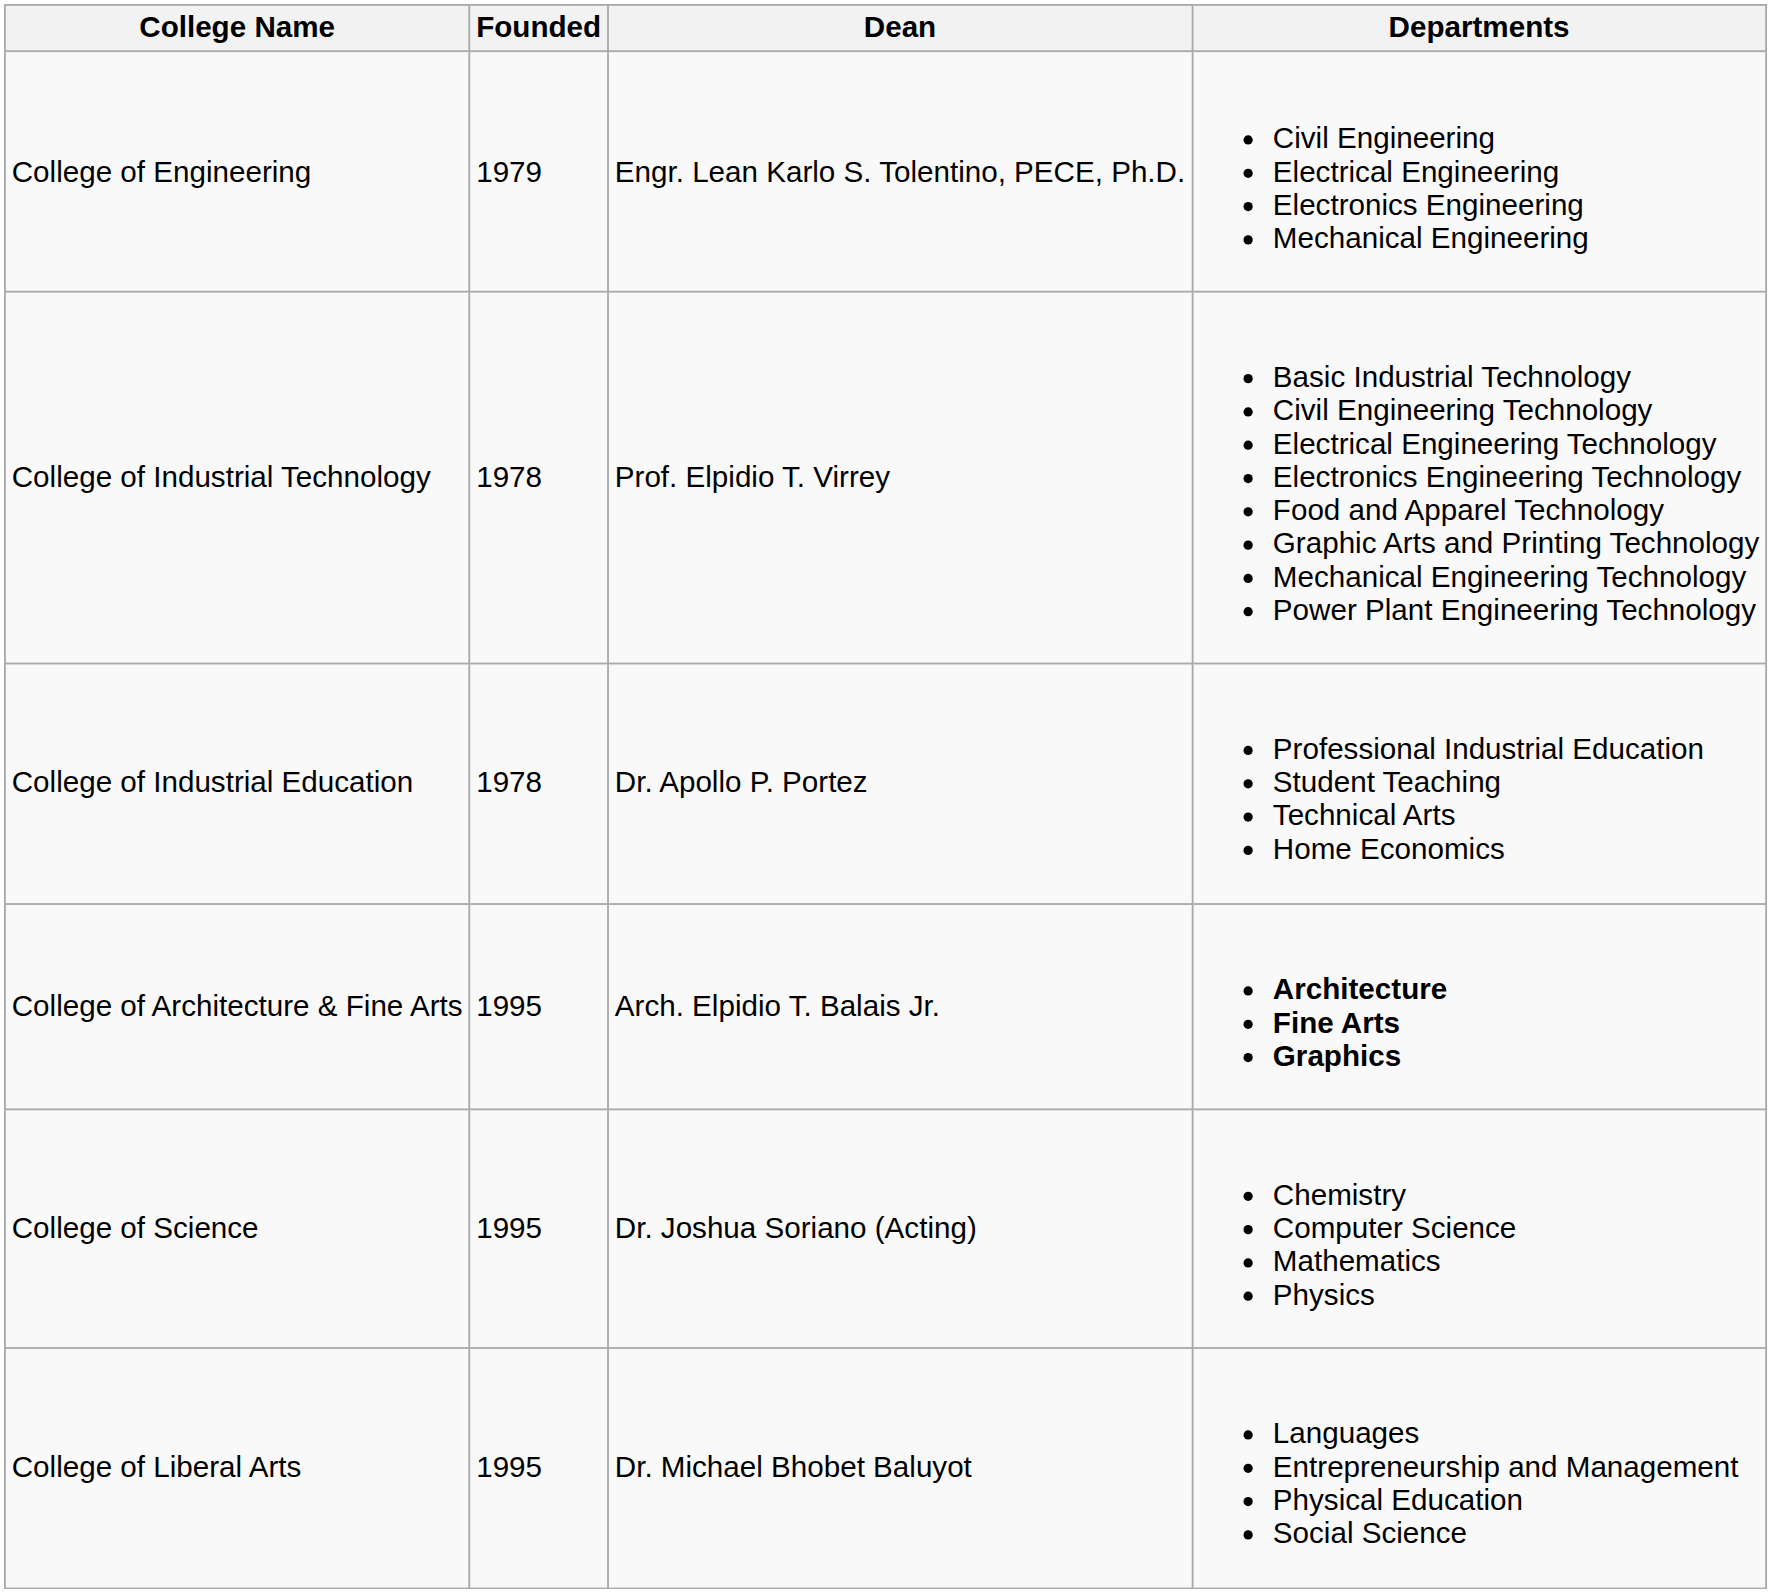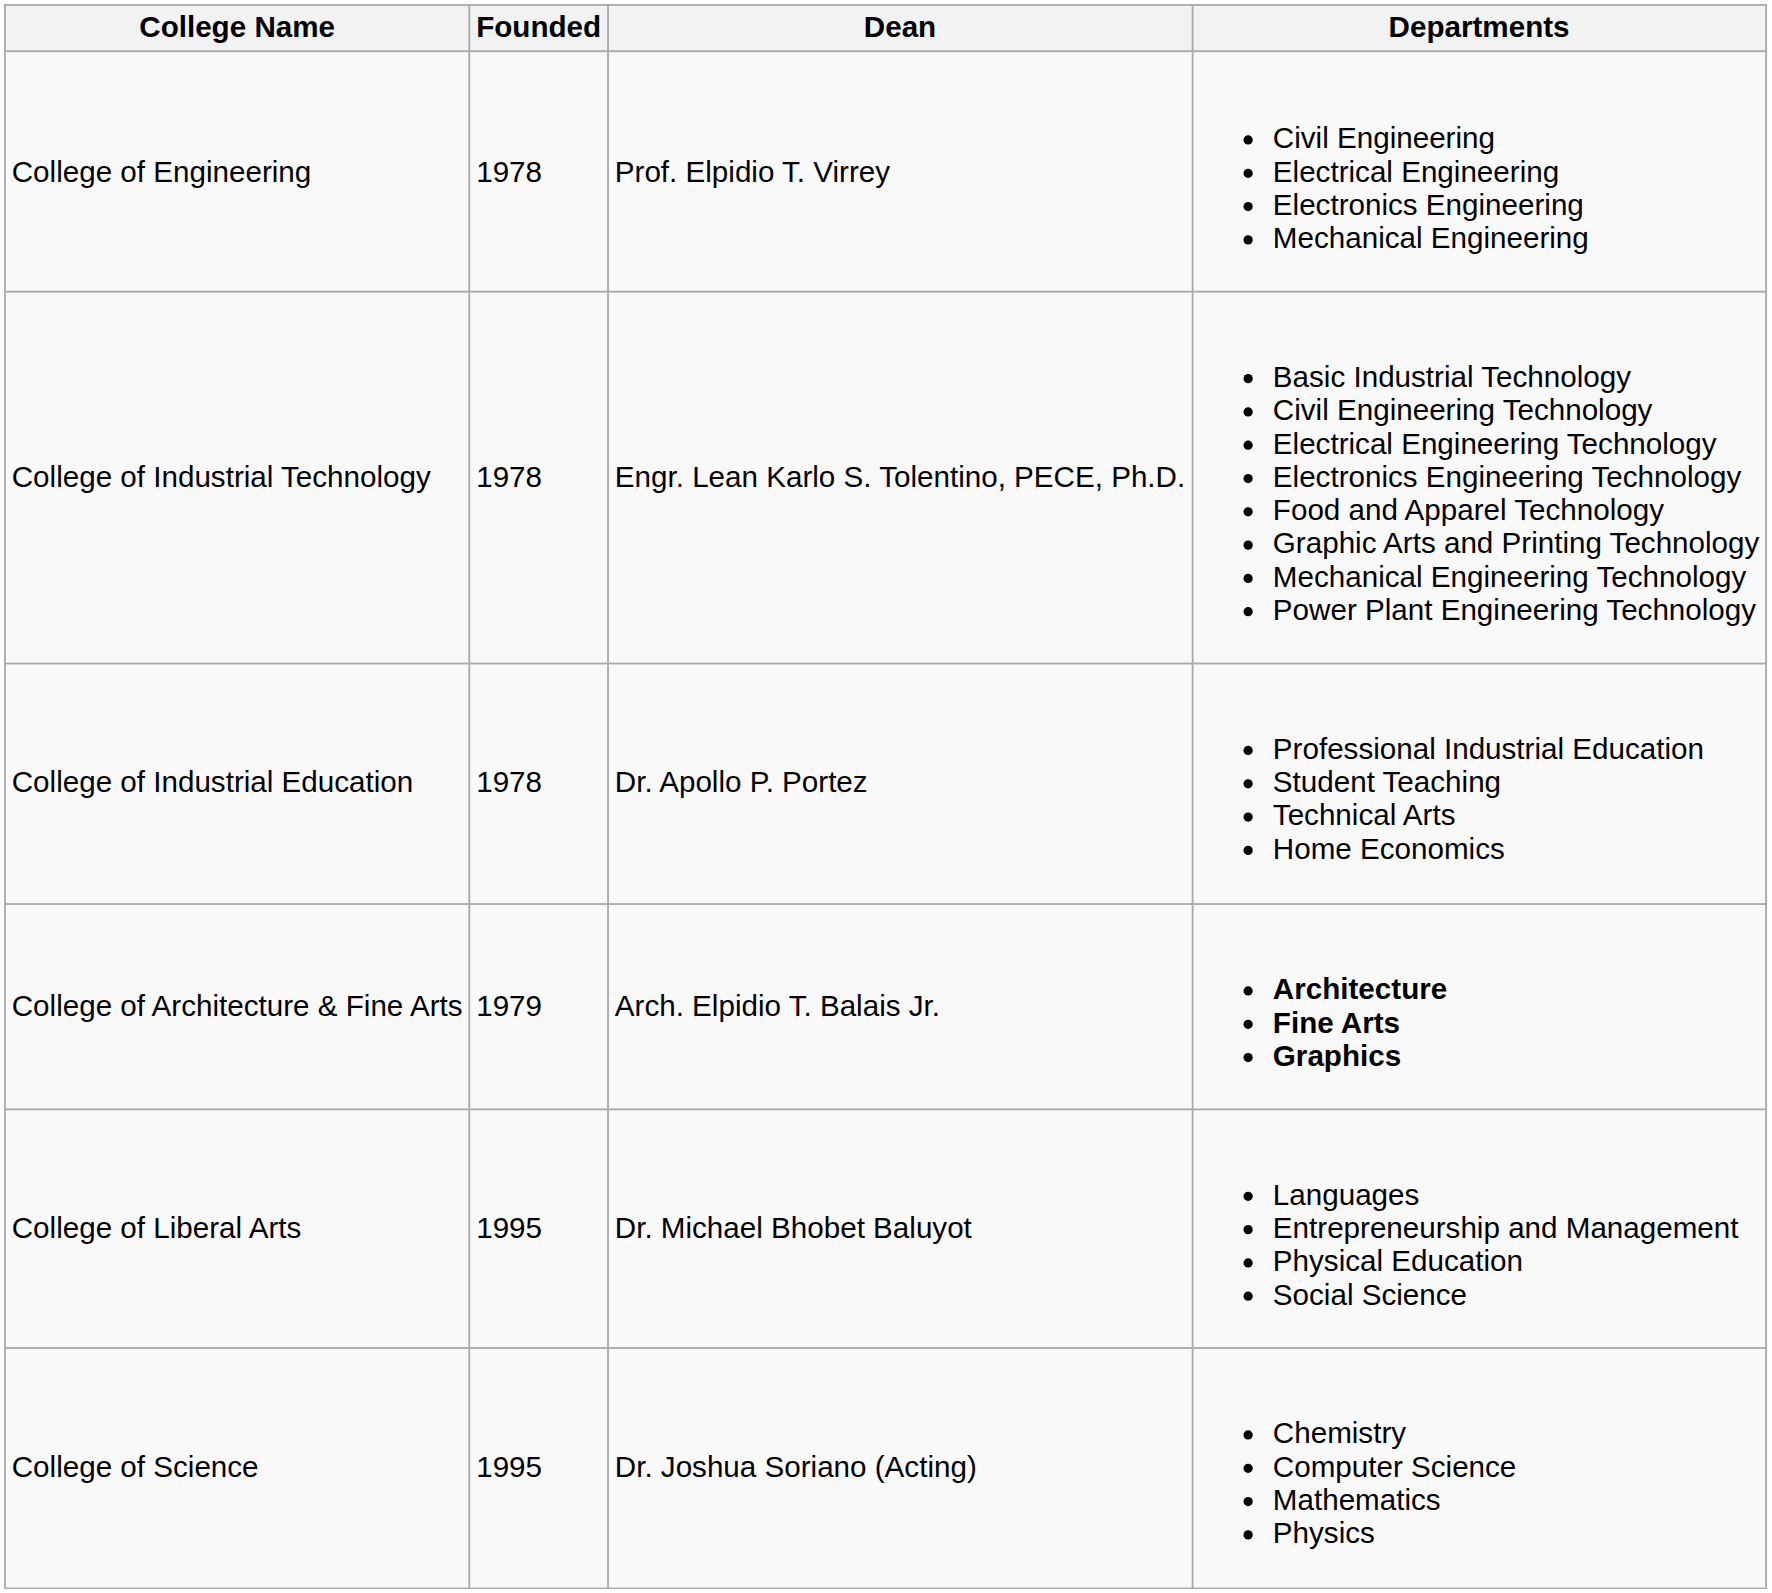(509, 171) 1979 -> (509, 171) 1978
(900, 171) Engr. Lean Karlo S. Tolentino, PECE, Ph.D. -> (752, 171) Prof. Elpidio T. Virrey
(752, 477) Prof. Elpidio T. Virrey -> (900, 477) Engr. Lean Karlo S. Tolentino, PECE, Ph.D.
(509, 1005) 1995 -> (509, 1005) 1979
rows swapped: (135, 1228) <-> (157, 1467)
